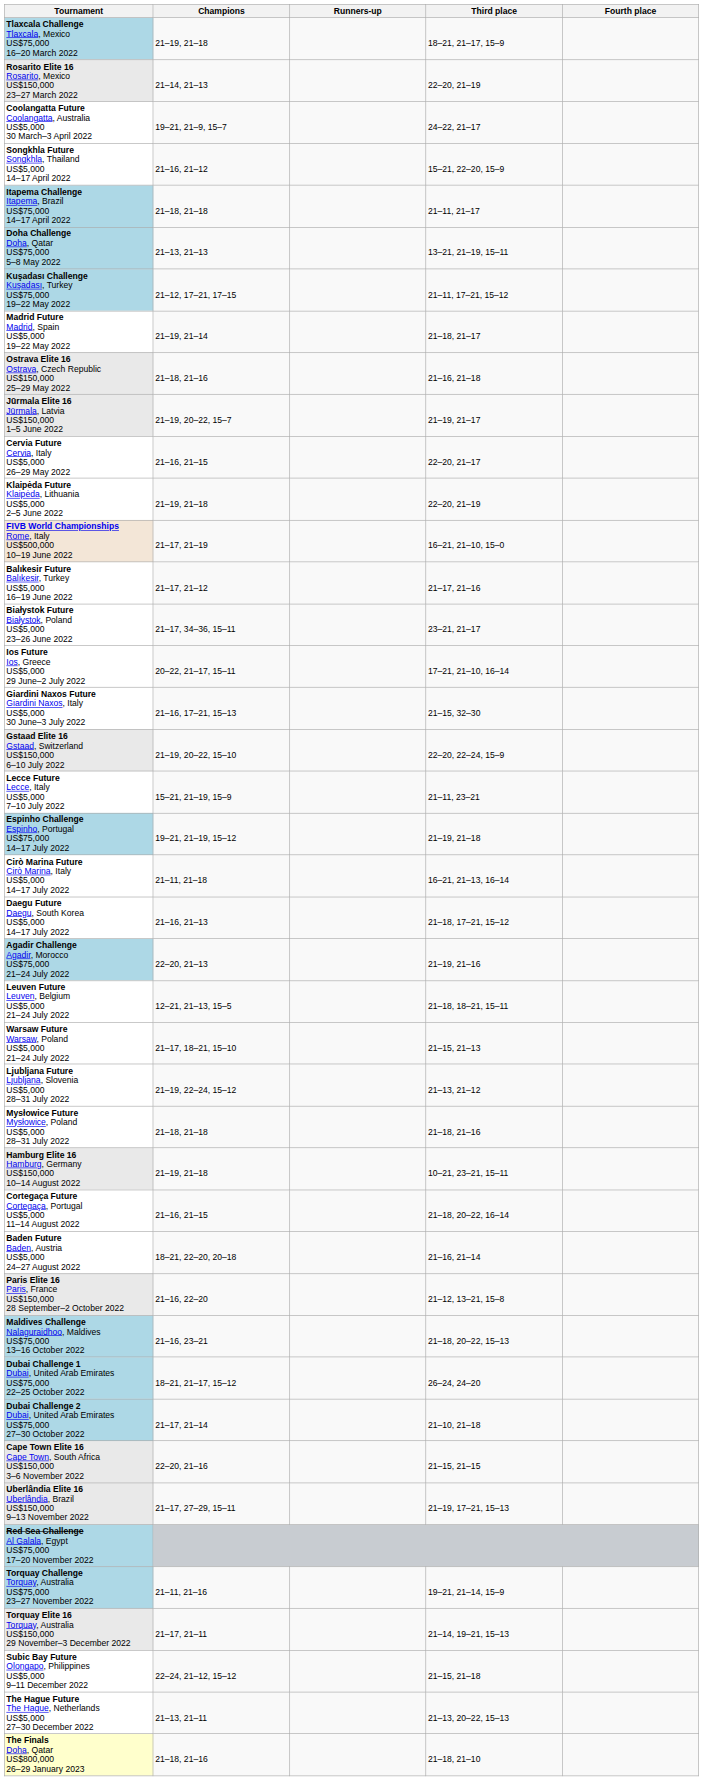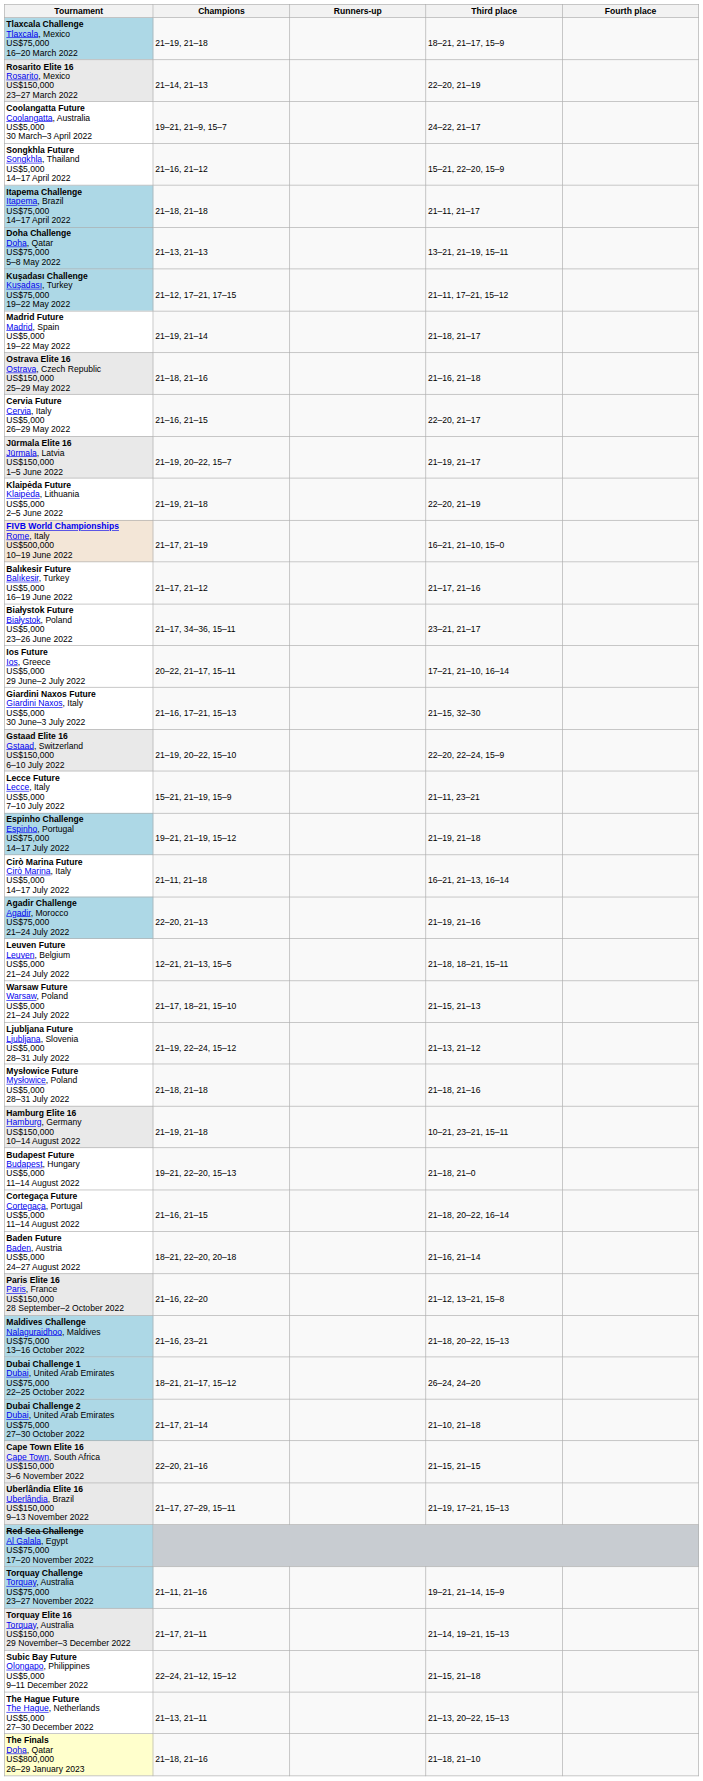rows swapped: (38, 457) <-> (39, 415)
- row: (45, 917)
+ row: (43, 1168)
